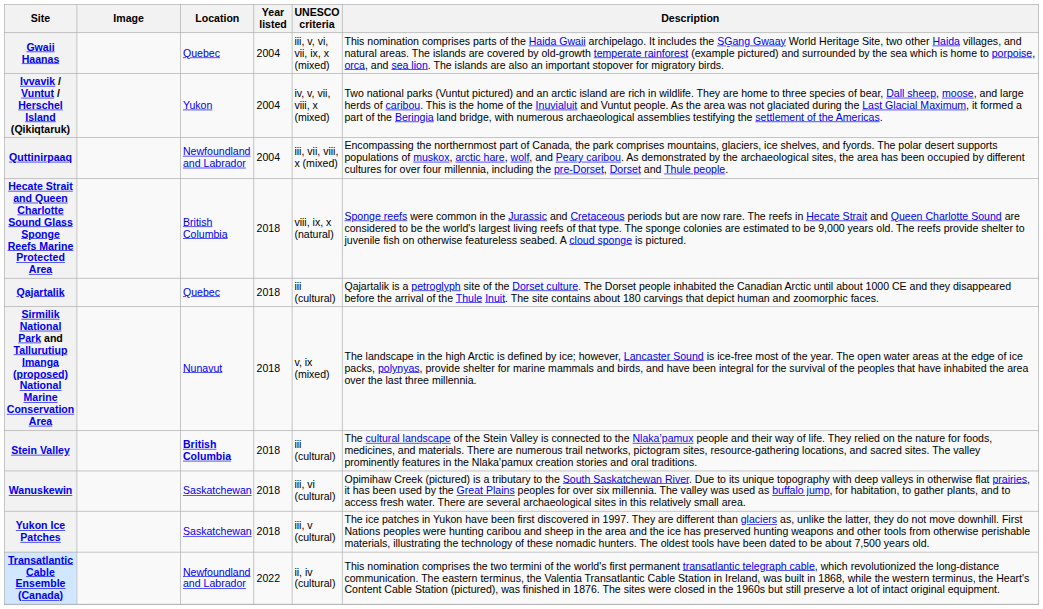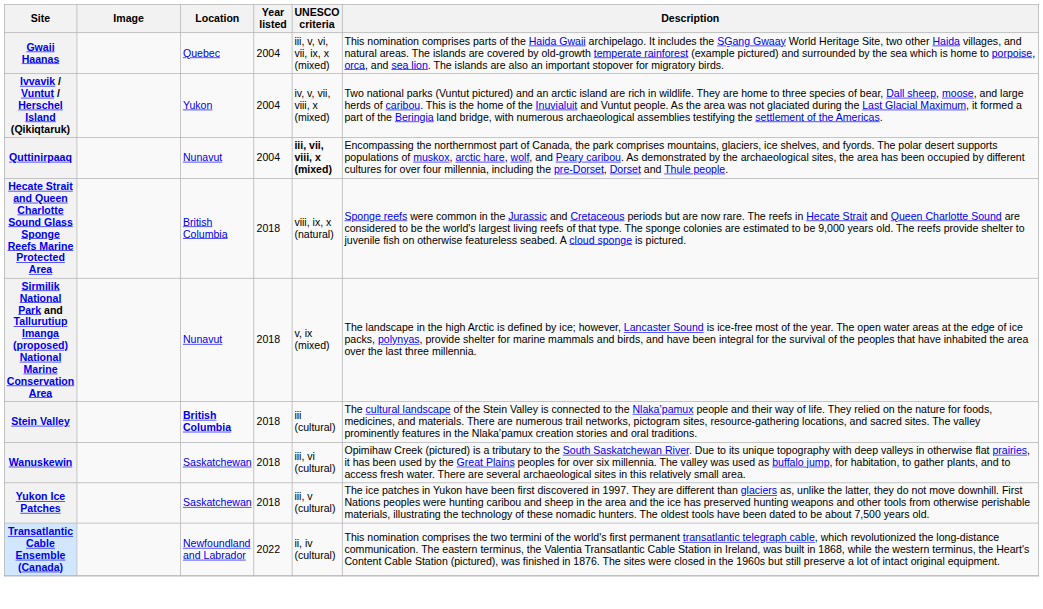(217, 158) Newfoundland and Labrador -> (203, 158) Nunavut
(316, 158) normal -> (313, 158) bold
- row: (40, 292)
